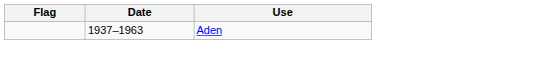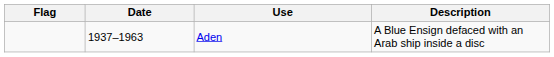+ column: (460, 13)
